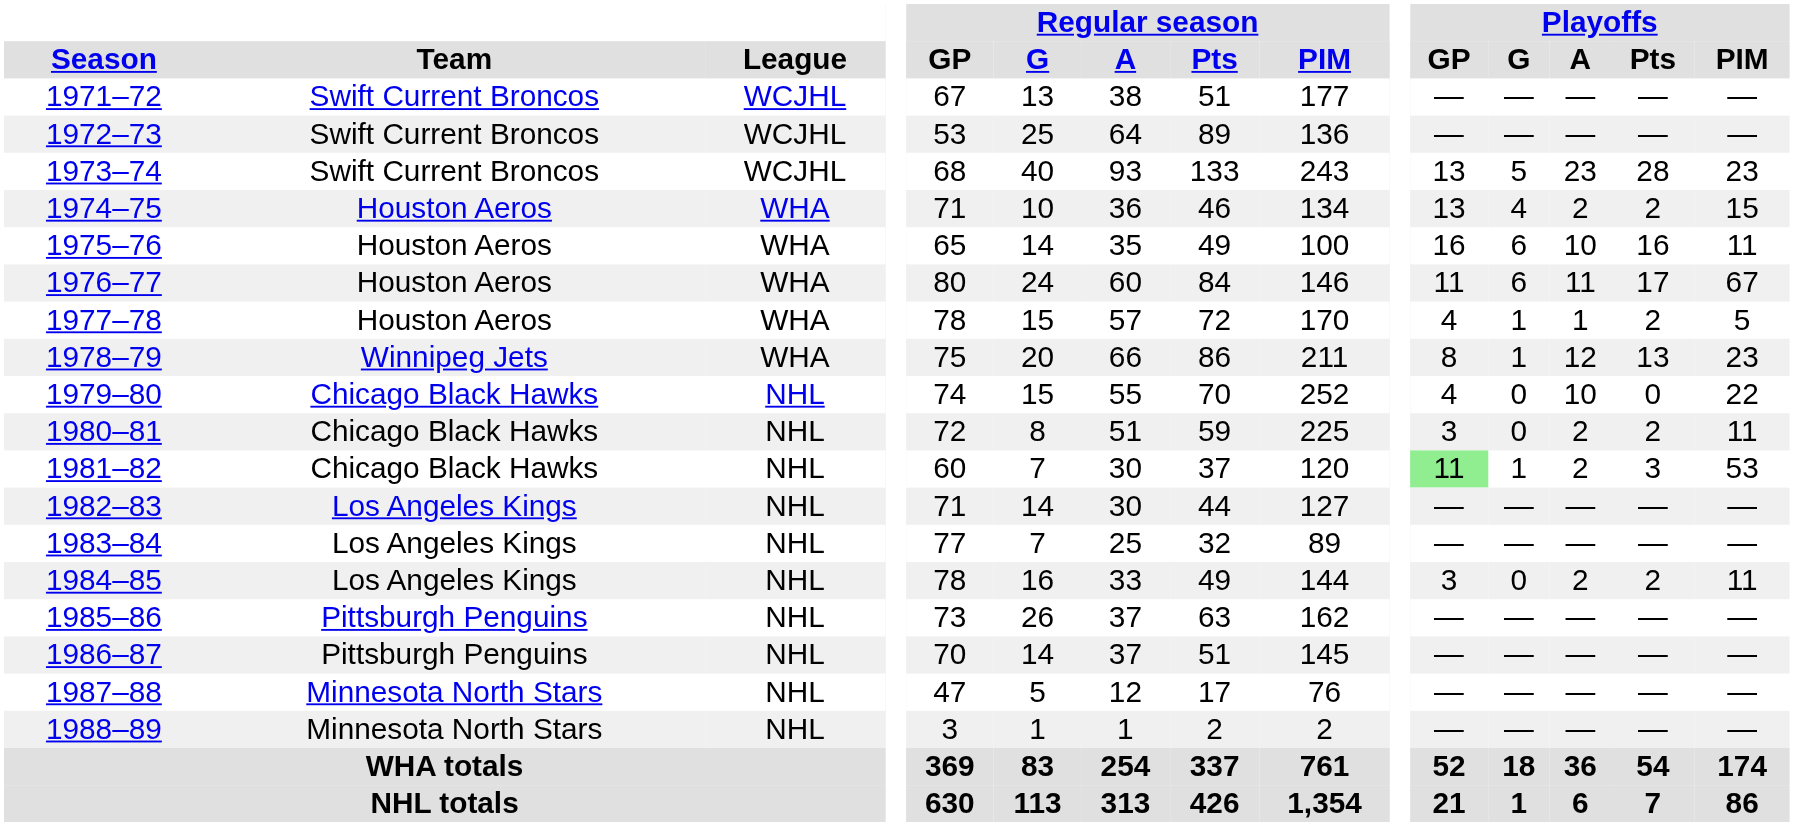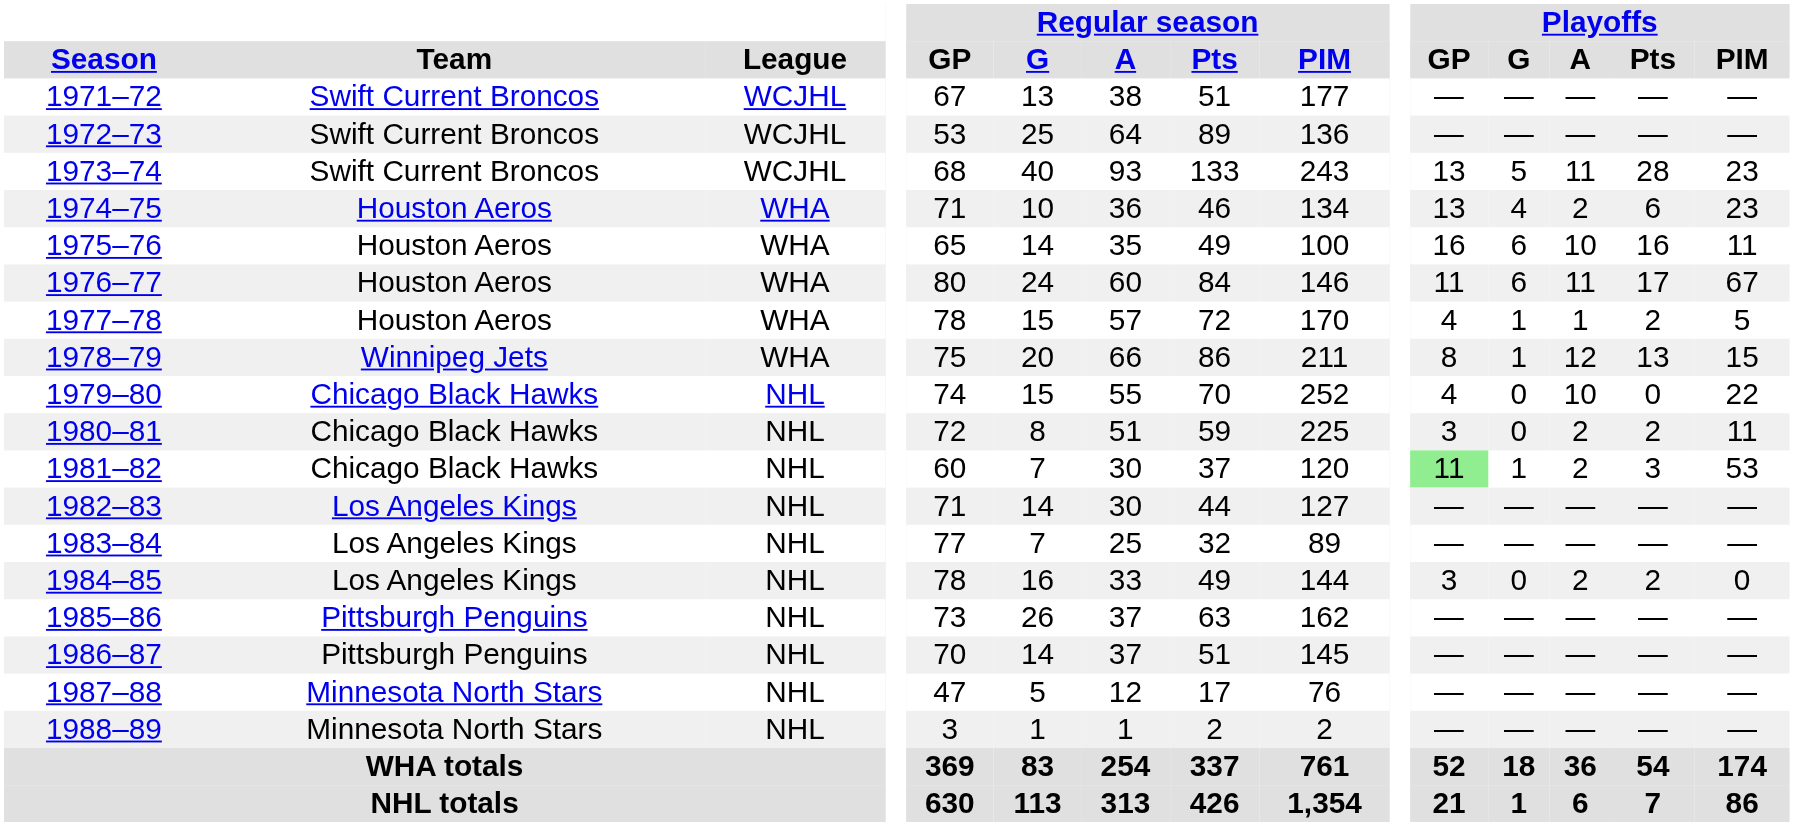(1580, 170) 23 -> (1580, 170) 11
(1653, 208) 2 -> (1653, 208) 6
(1742, 208) 15 -> (1742, 208) 23
(1742, 356) 23 -> (1742, 356) 15
(1742, 580) 11 -> (1742, 580) 0
